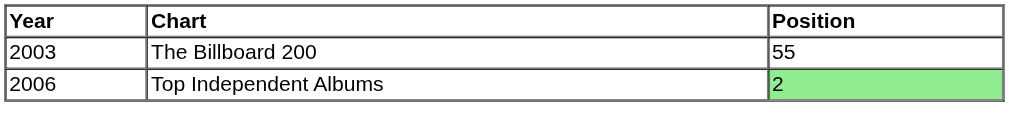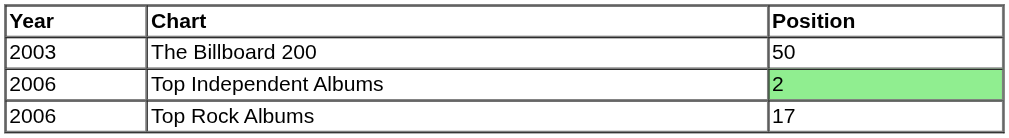(784, 52) 55 -> (784, 52) 50
+ row: (233, 116)
